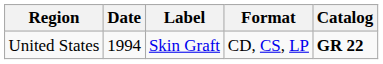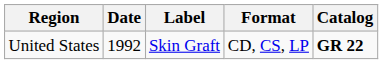(124, 44) 1994 -> (124, 44) 1992
